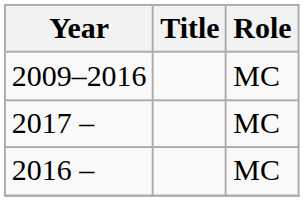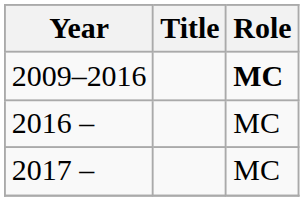(257, 75) normal -> (258, 75) bold
rows swapped: (53, 170) <-> (53, 123)
